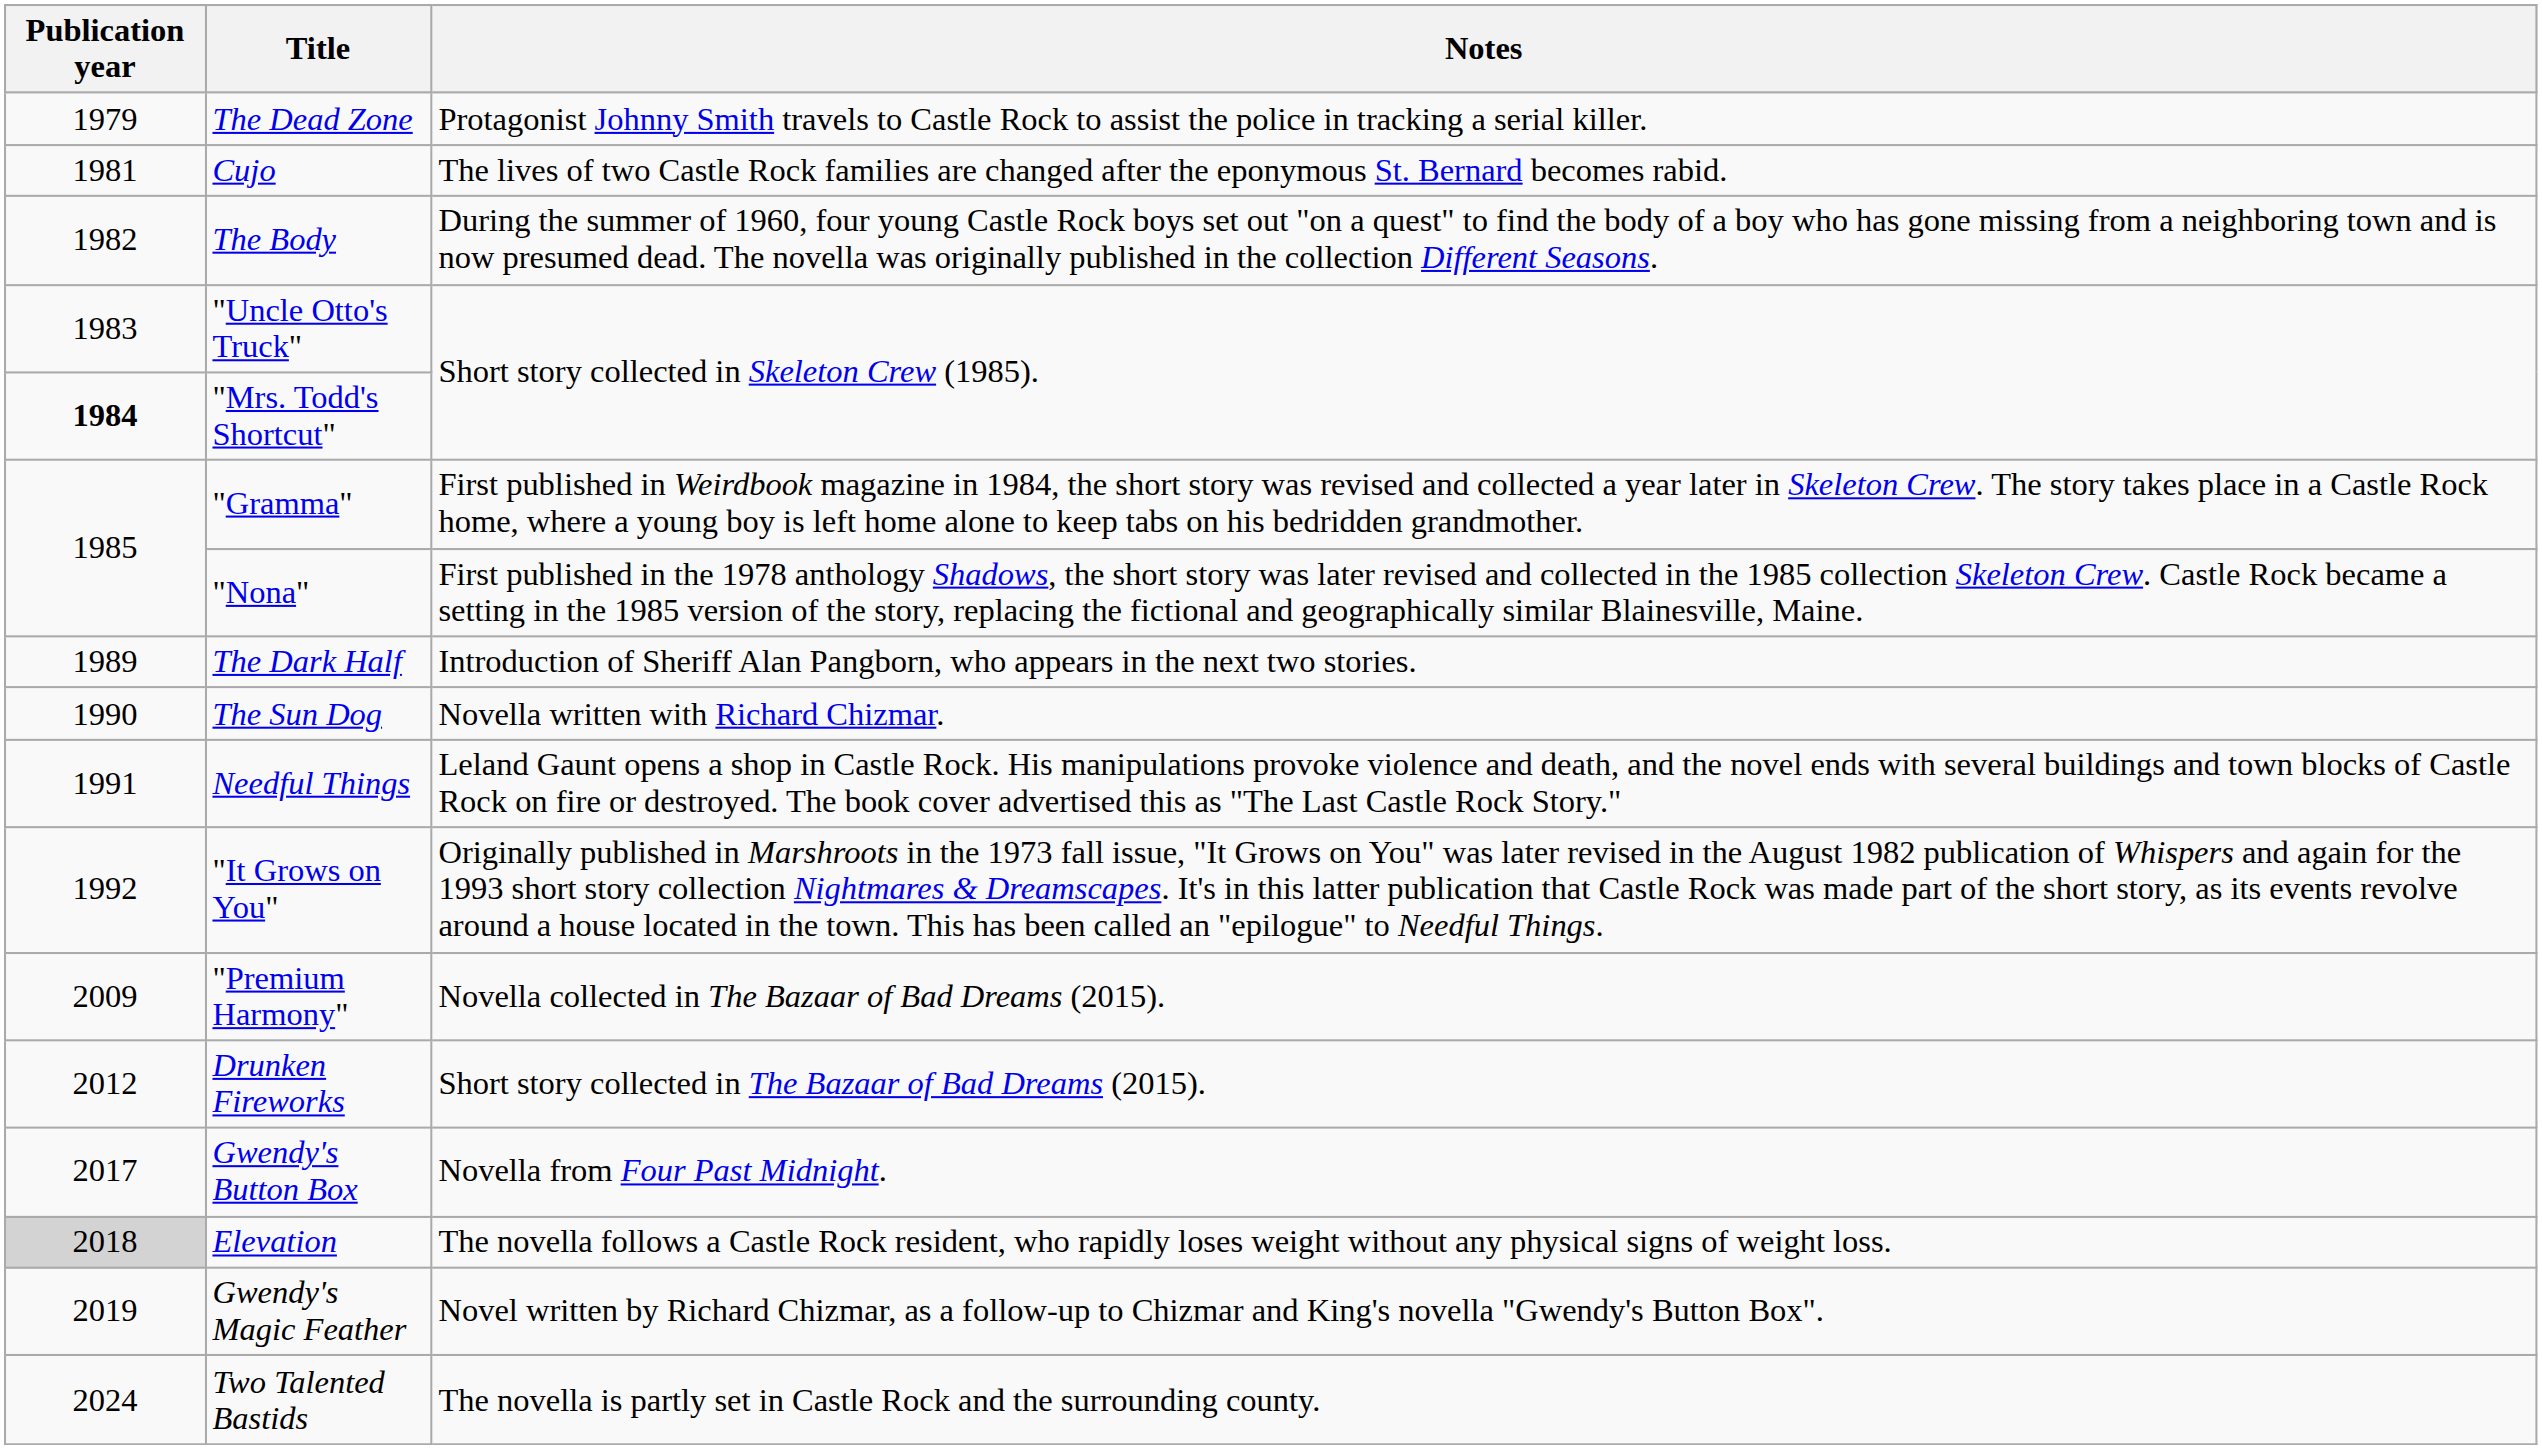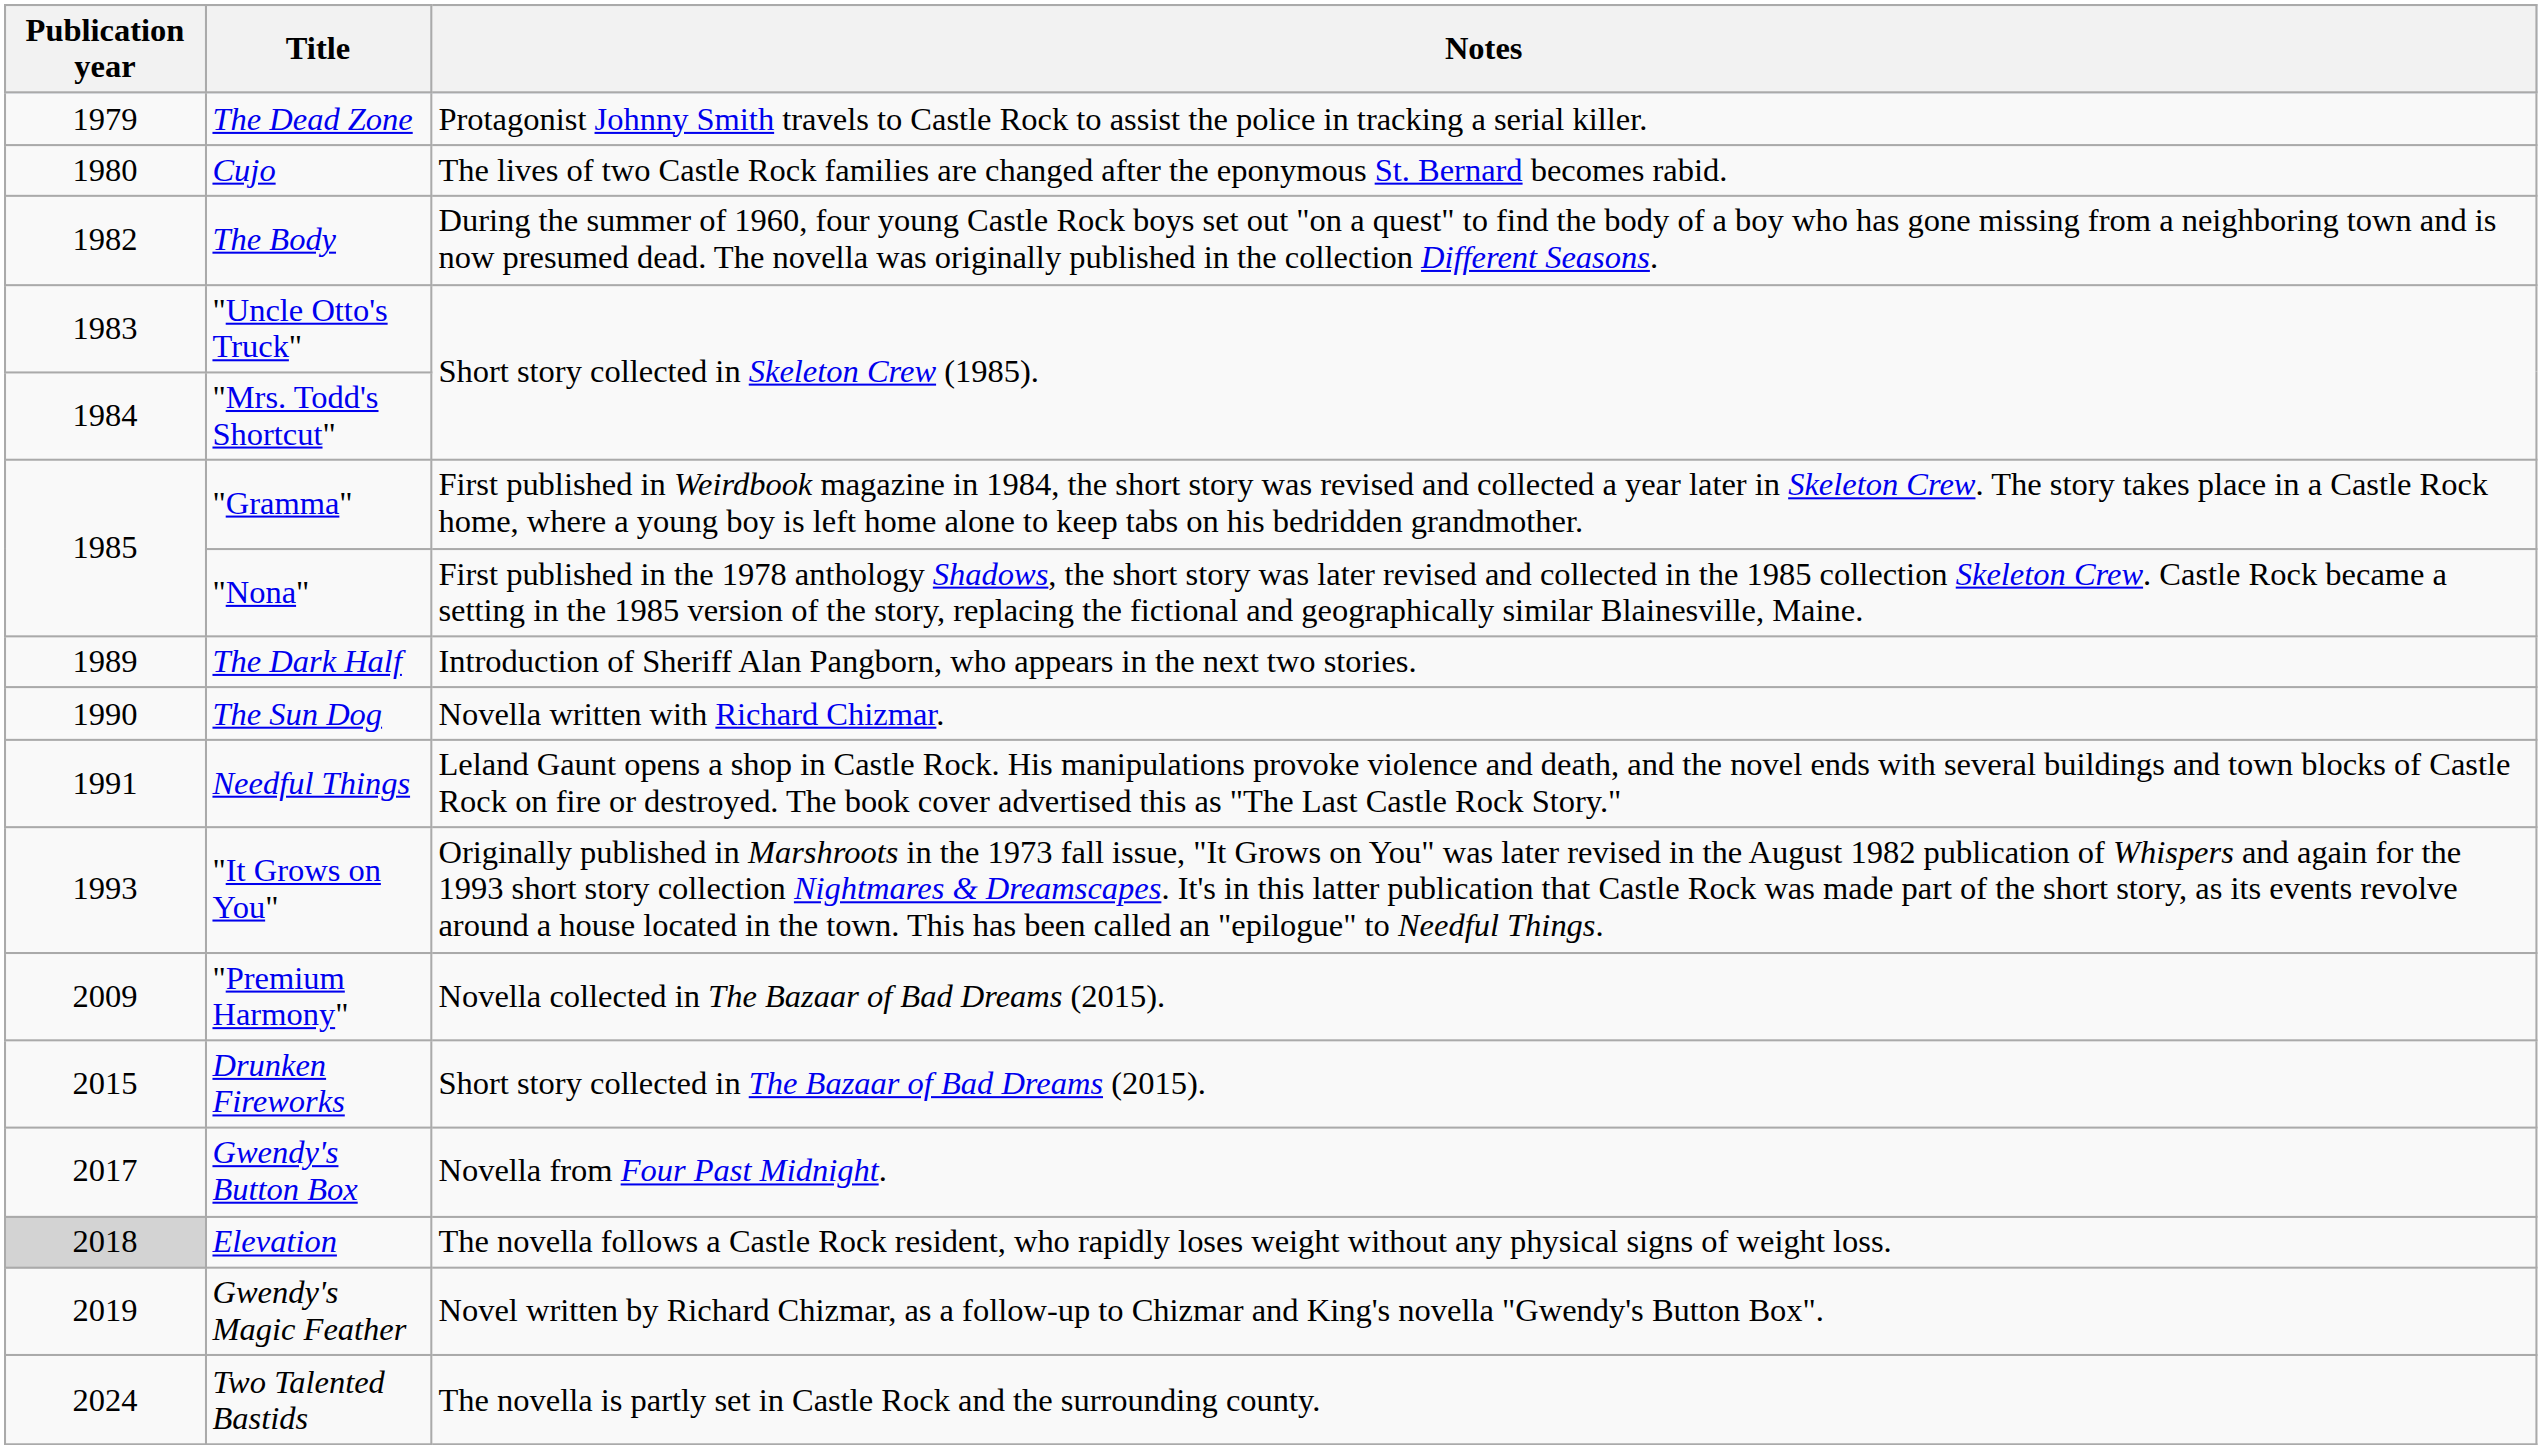(105, 169) 1981 -> (105, 169) 1980
(105, 415) bold -> (105, 415) normal
(105, 889) 1992 -> (105, 889) 1993
(105, 1083) 2012 -> (105, 1083) 2015
